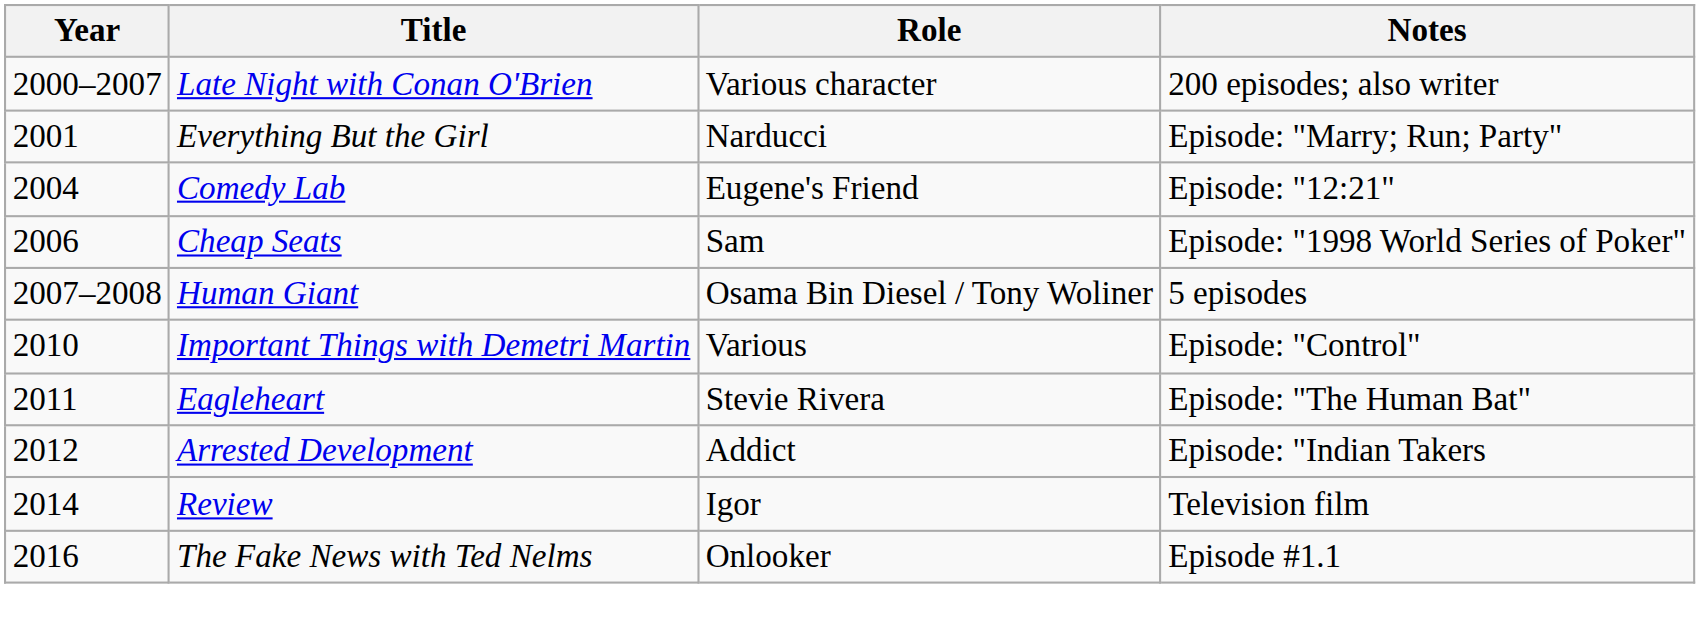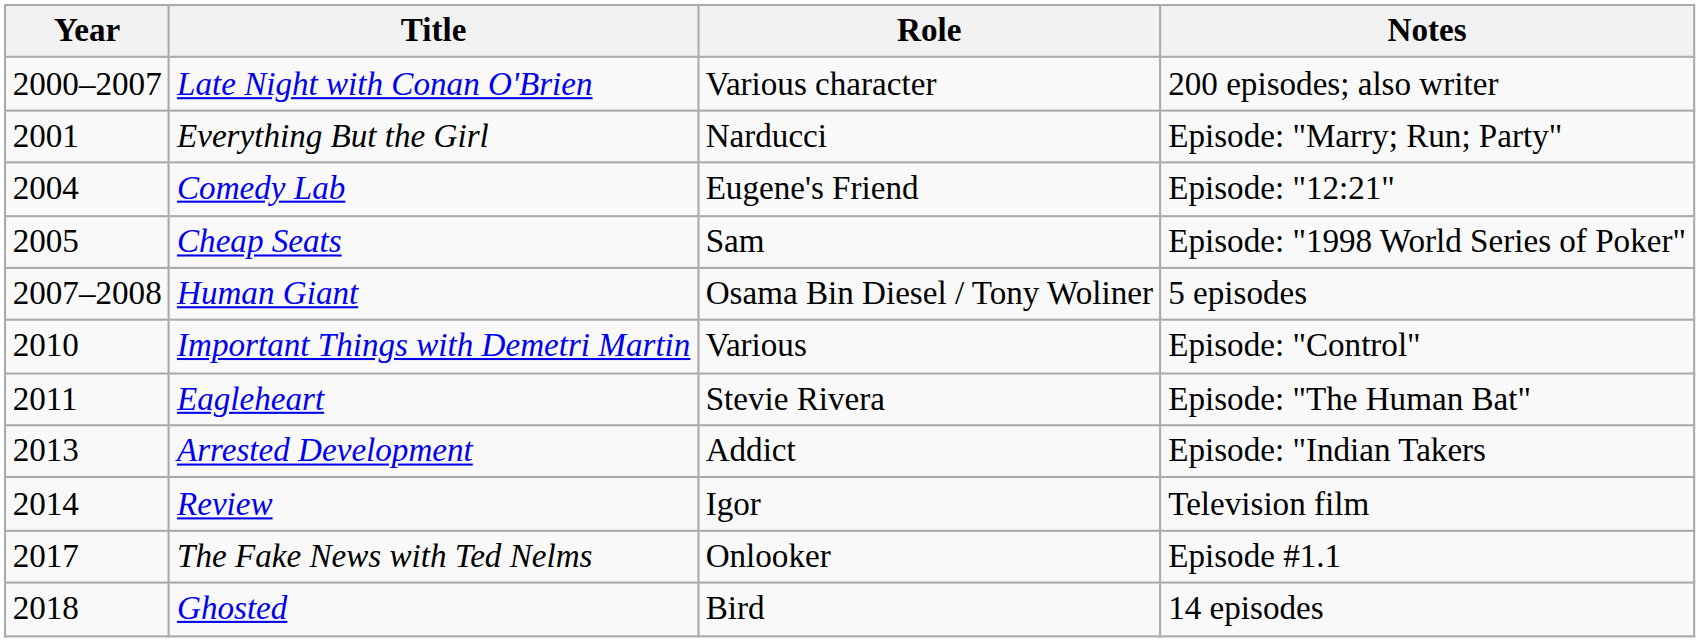(46, 240) 2006 -> (46, 240) 2005
(46, 450) 2012 -> (46, 450) 2013
(46, 556) 2016 -> (46, 556) 2017
+ row: (232, 608)
